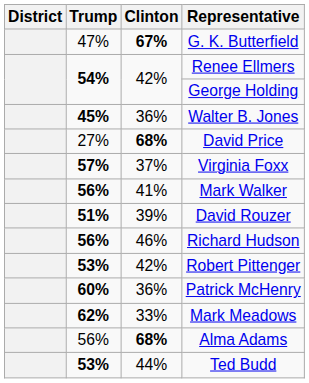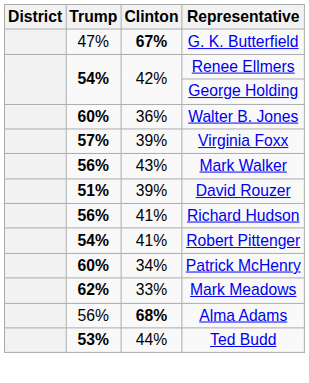(93, 116) 45% -> (93, 116) 60%
- row: (243, 141)
(151, 166) 37% -> (151, 141) 39%
(151, 191) 41% -> (151, 166) 43%
(151, 240) 46% -> (151, 215) 41%
(93, 265) 53% -> (93, 240) 54%
(151, 265) 42% -> (151, 240) 41%
(151, 290) 36% -> (151, 265) 34%
